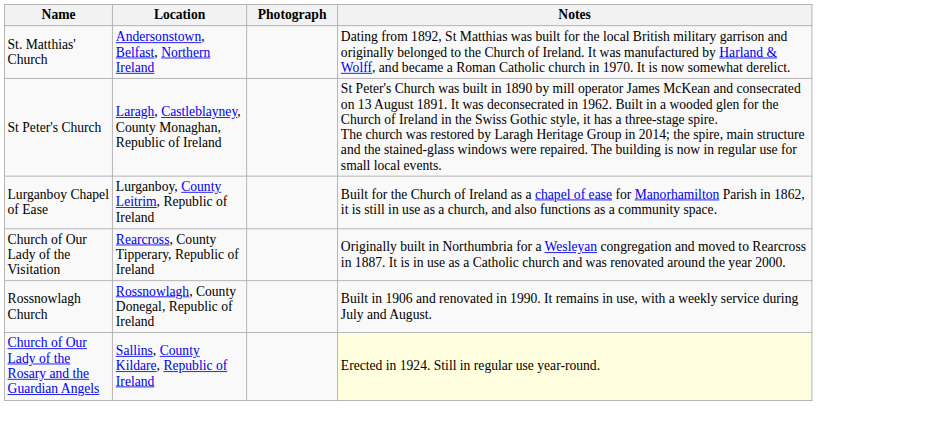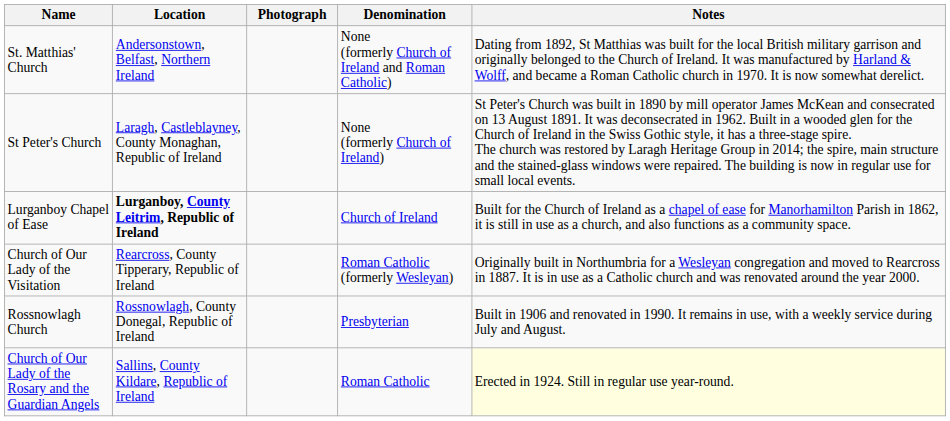+ column: (405, 15)
(172, 202) normal -> (175, 217) bold
